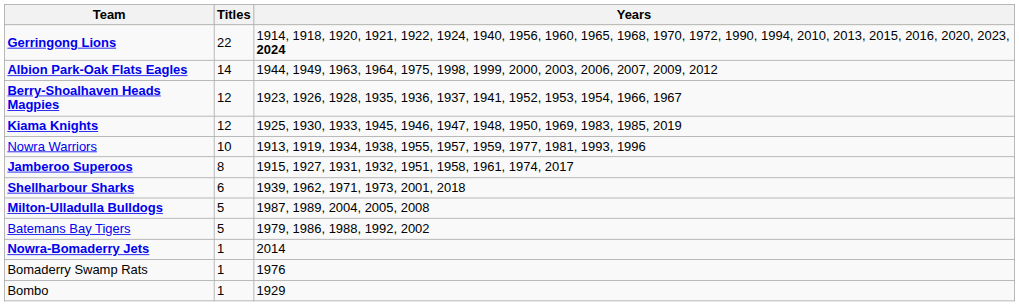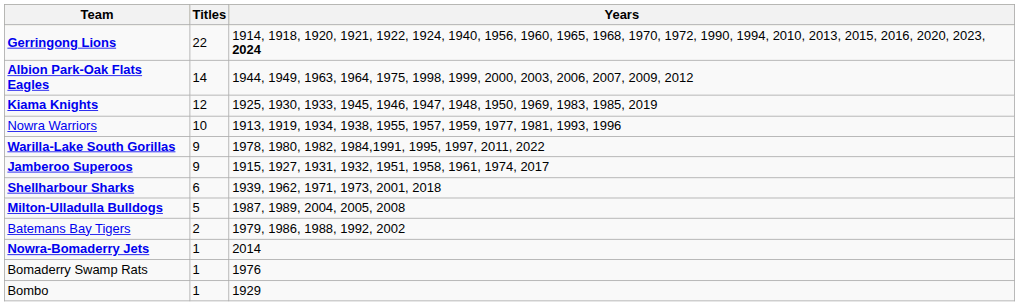- row: (84, 98)
+ row: (91, 146)
(221, 167) 8 -> (196, 167) 9
(221, 228) 5 -> (196, 228) 2
